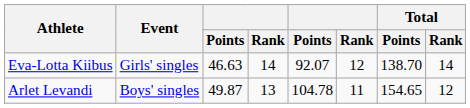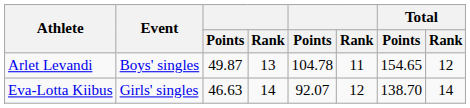rows swapped: (50, 90) <-> (60, 65)
